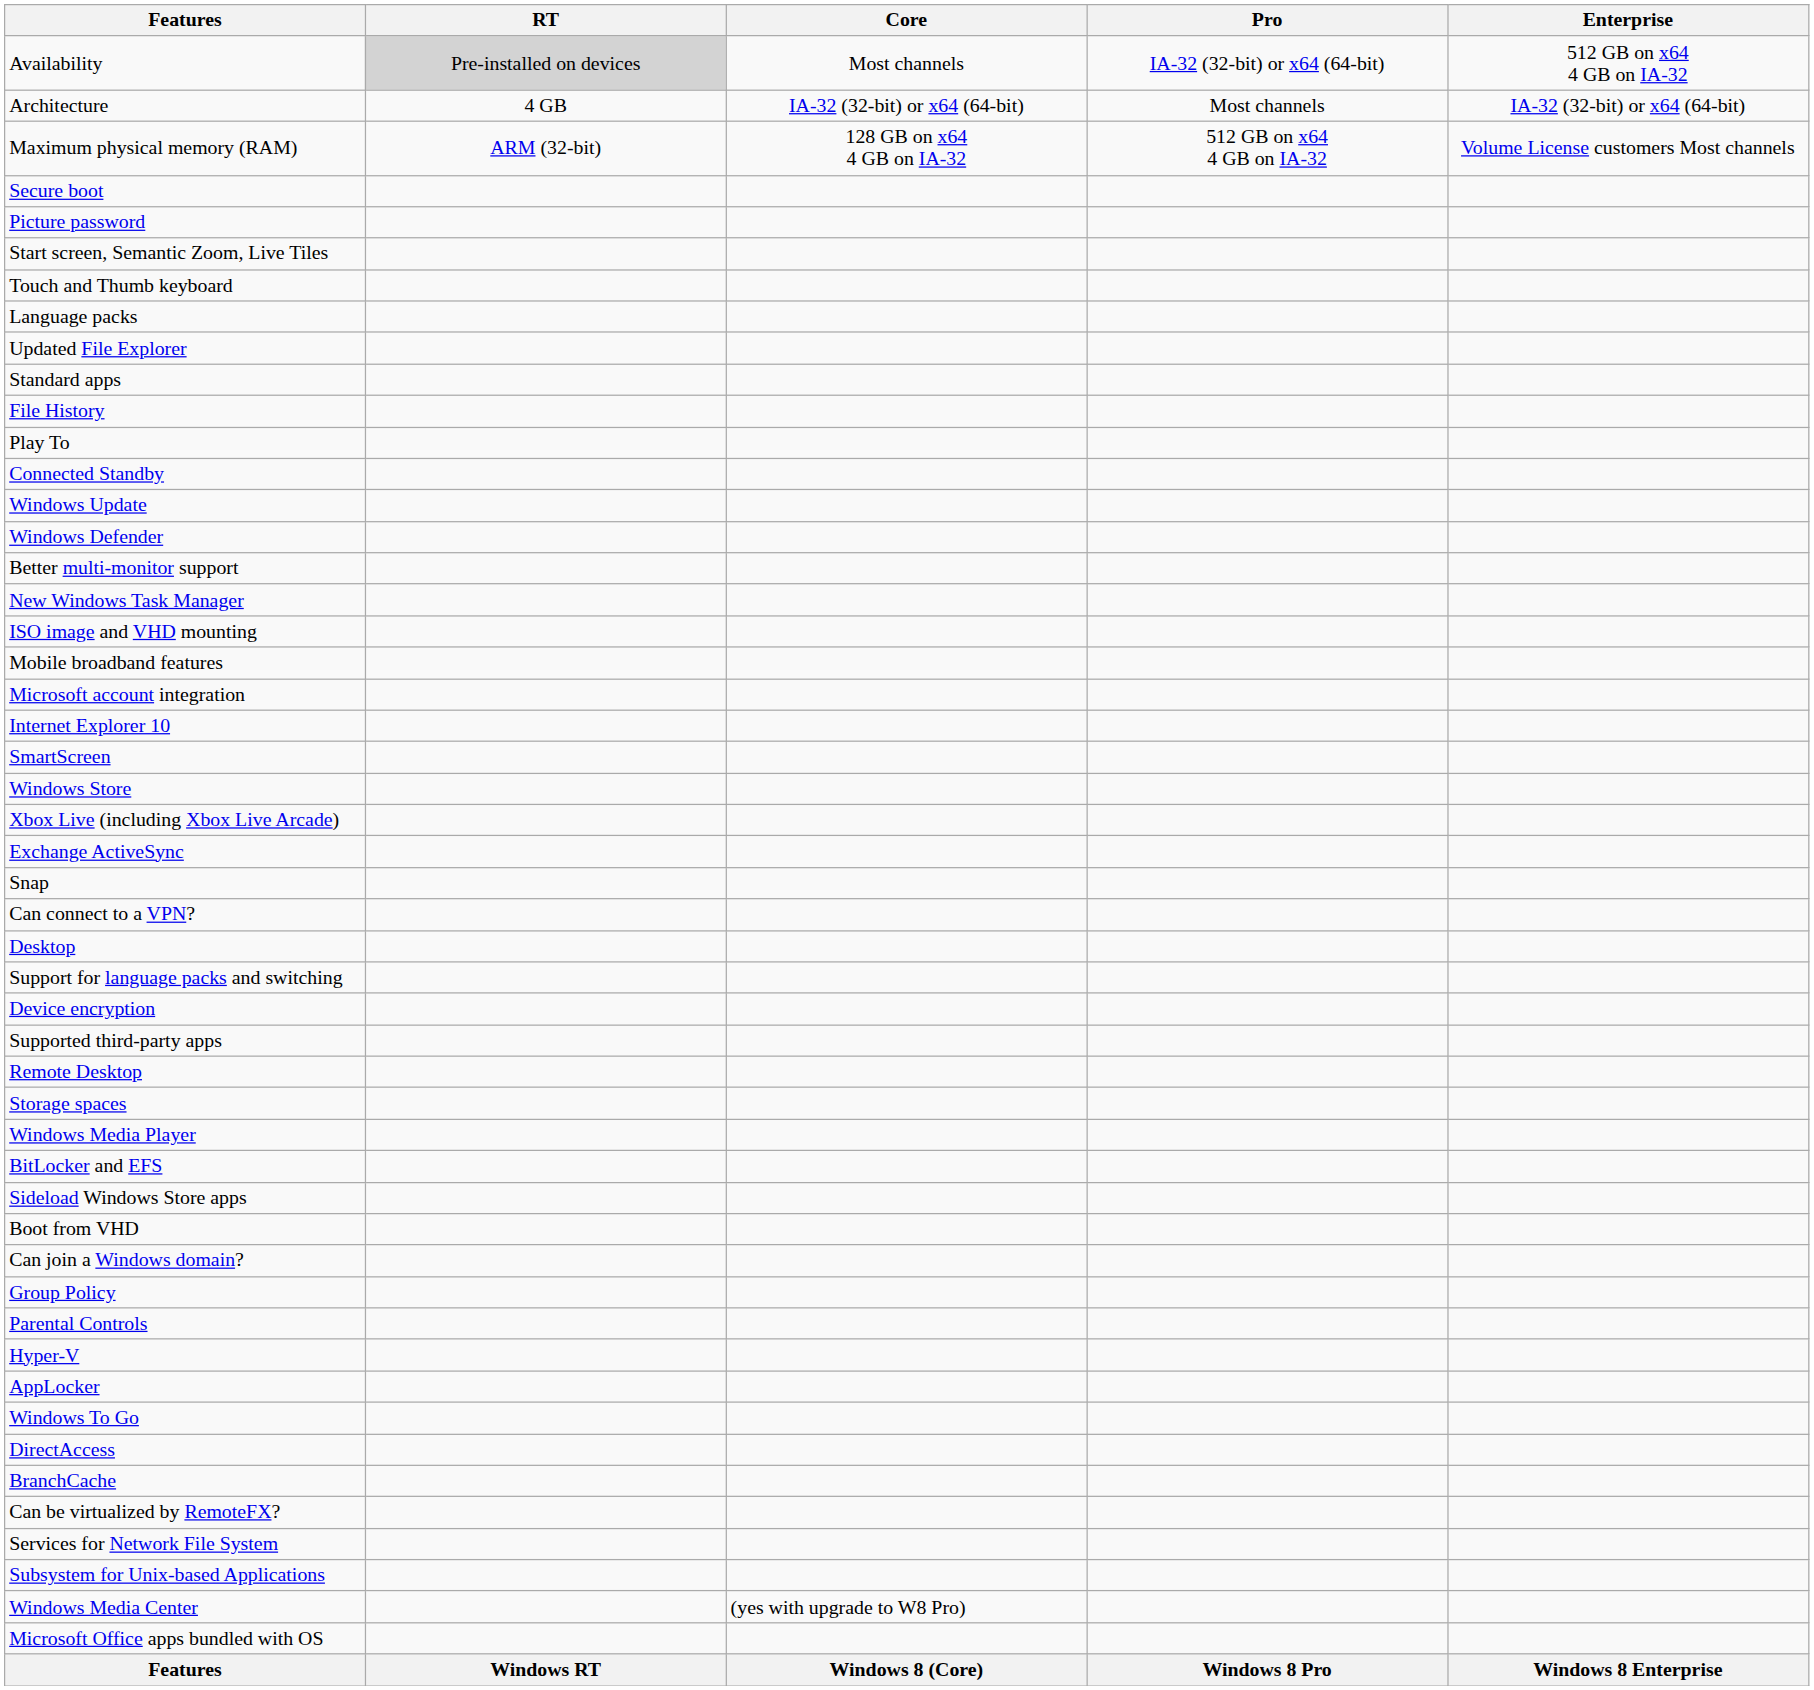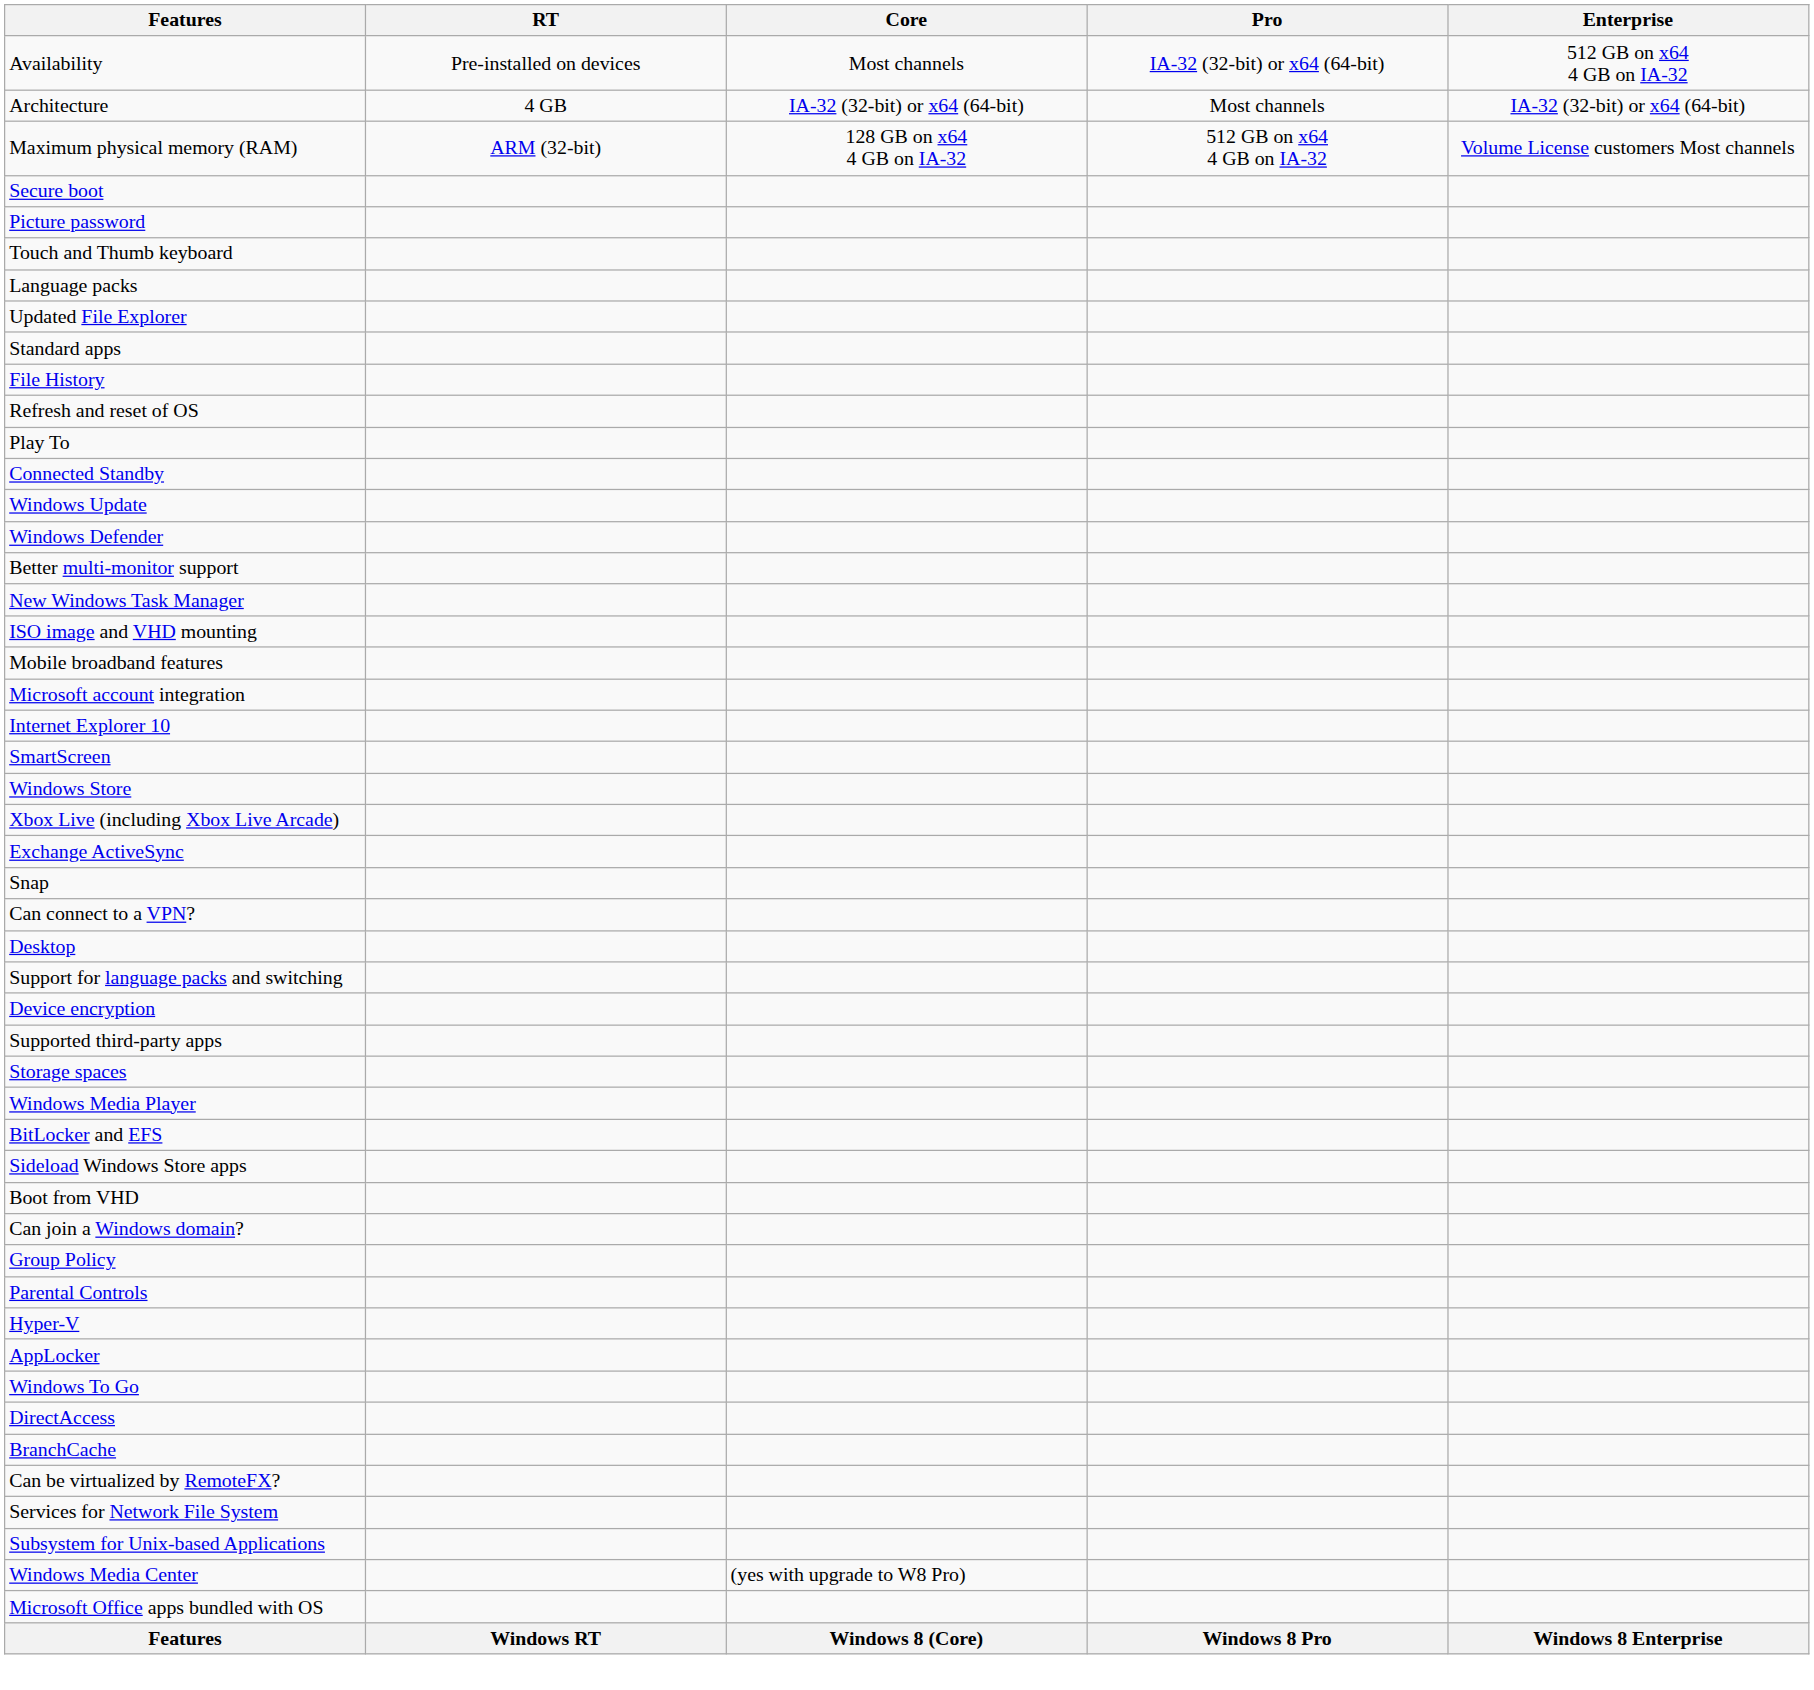(546, 62) lightgrey background -> (546, 62) no background
- row: (169, 253)
+ row: (104, 410)
- row: (76, 1071)
